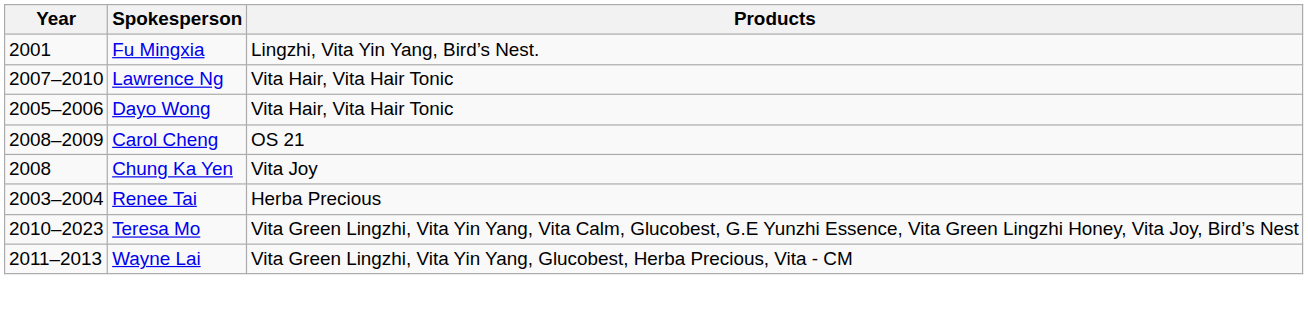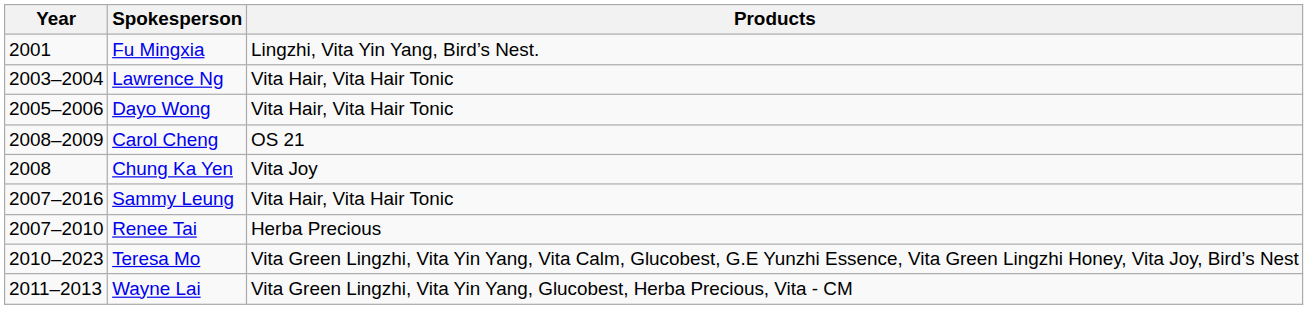(56, 79) 2007–2010 -> (56, 79) 2003–2004
+ row: (173, 199)
(56, 199) 2003–2004 -> (56, 229) 2007–2010
